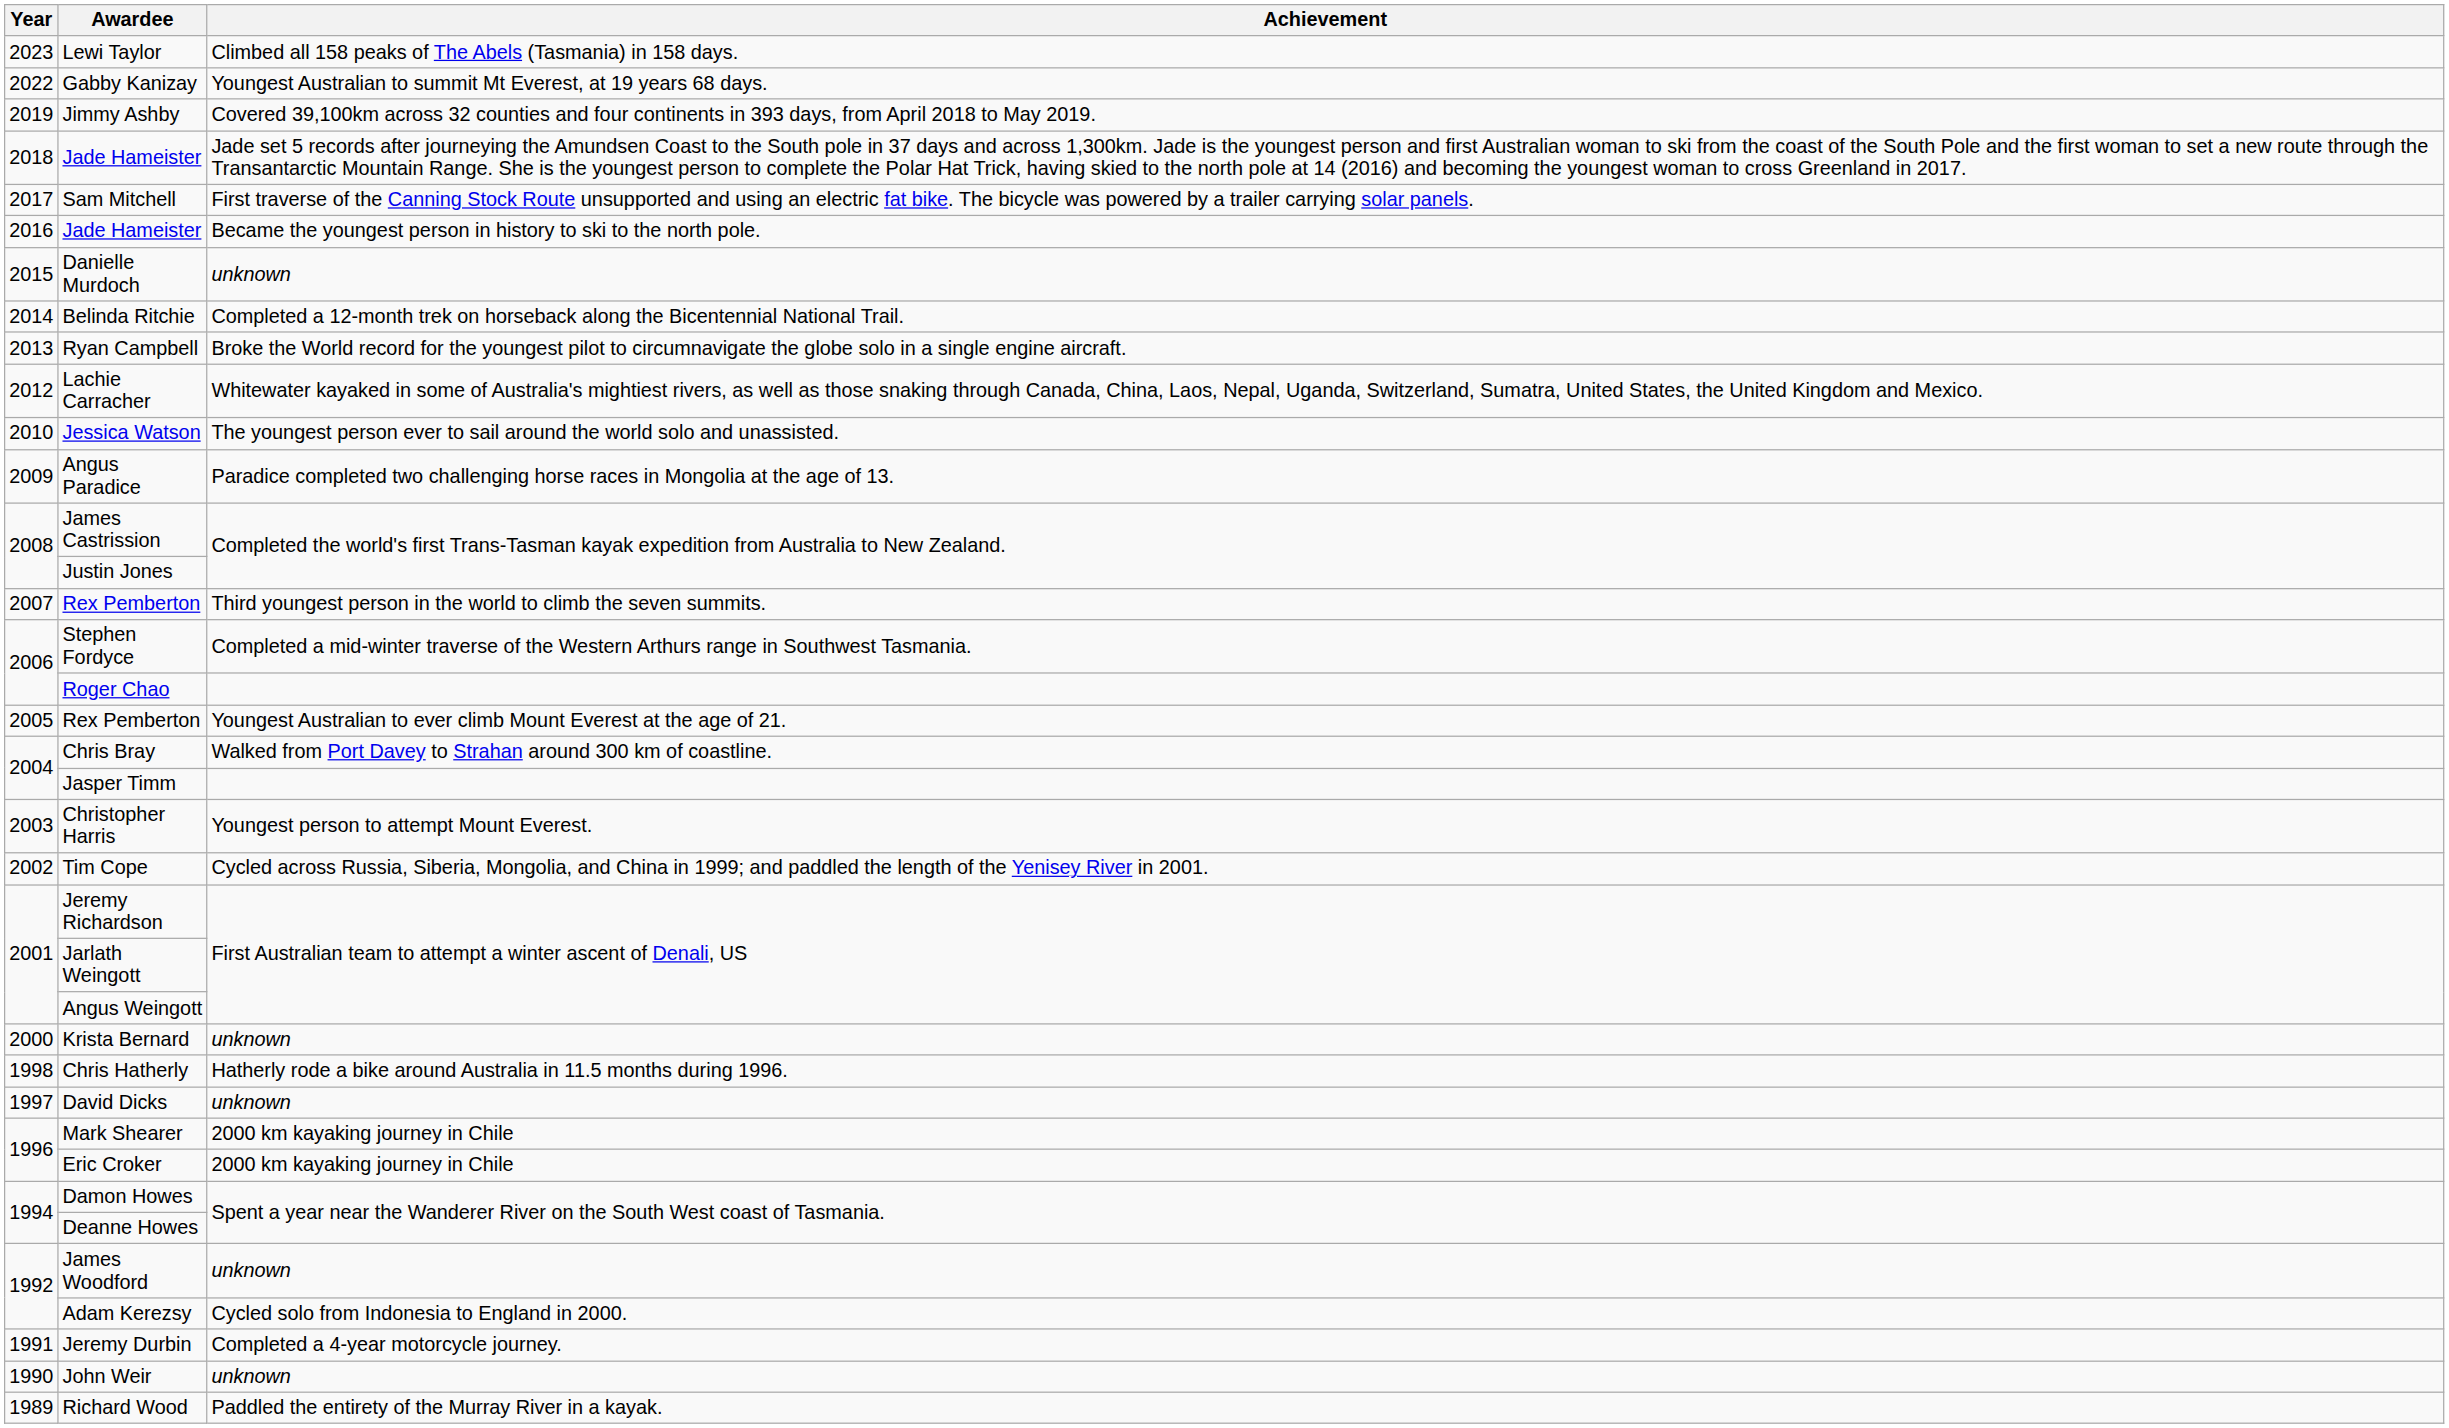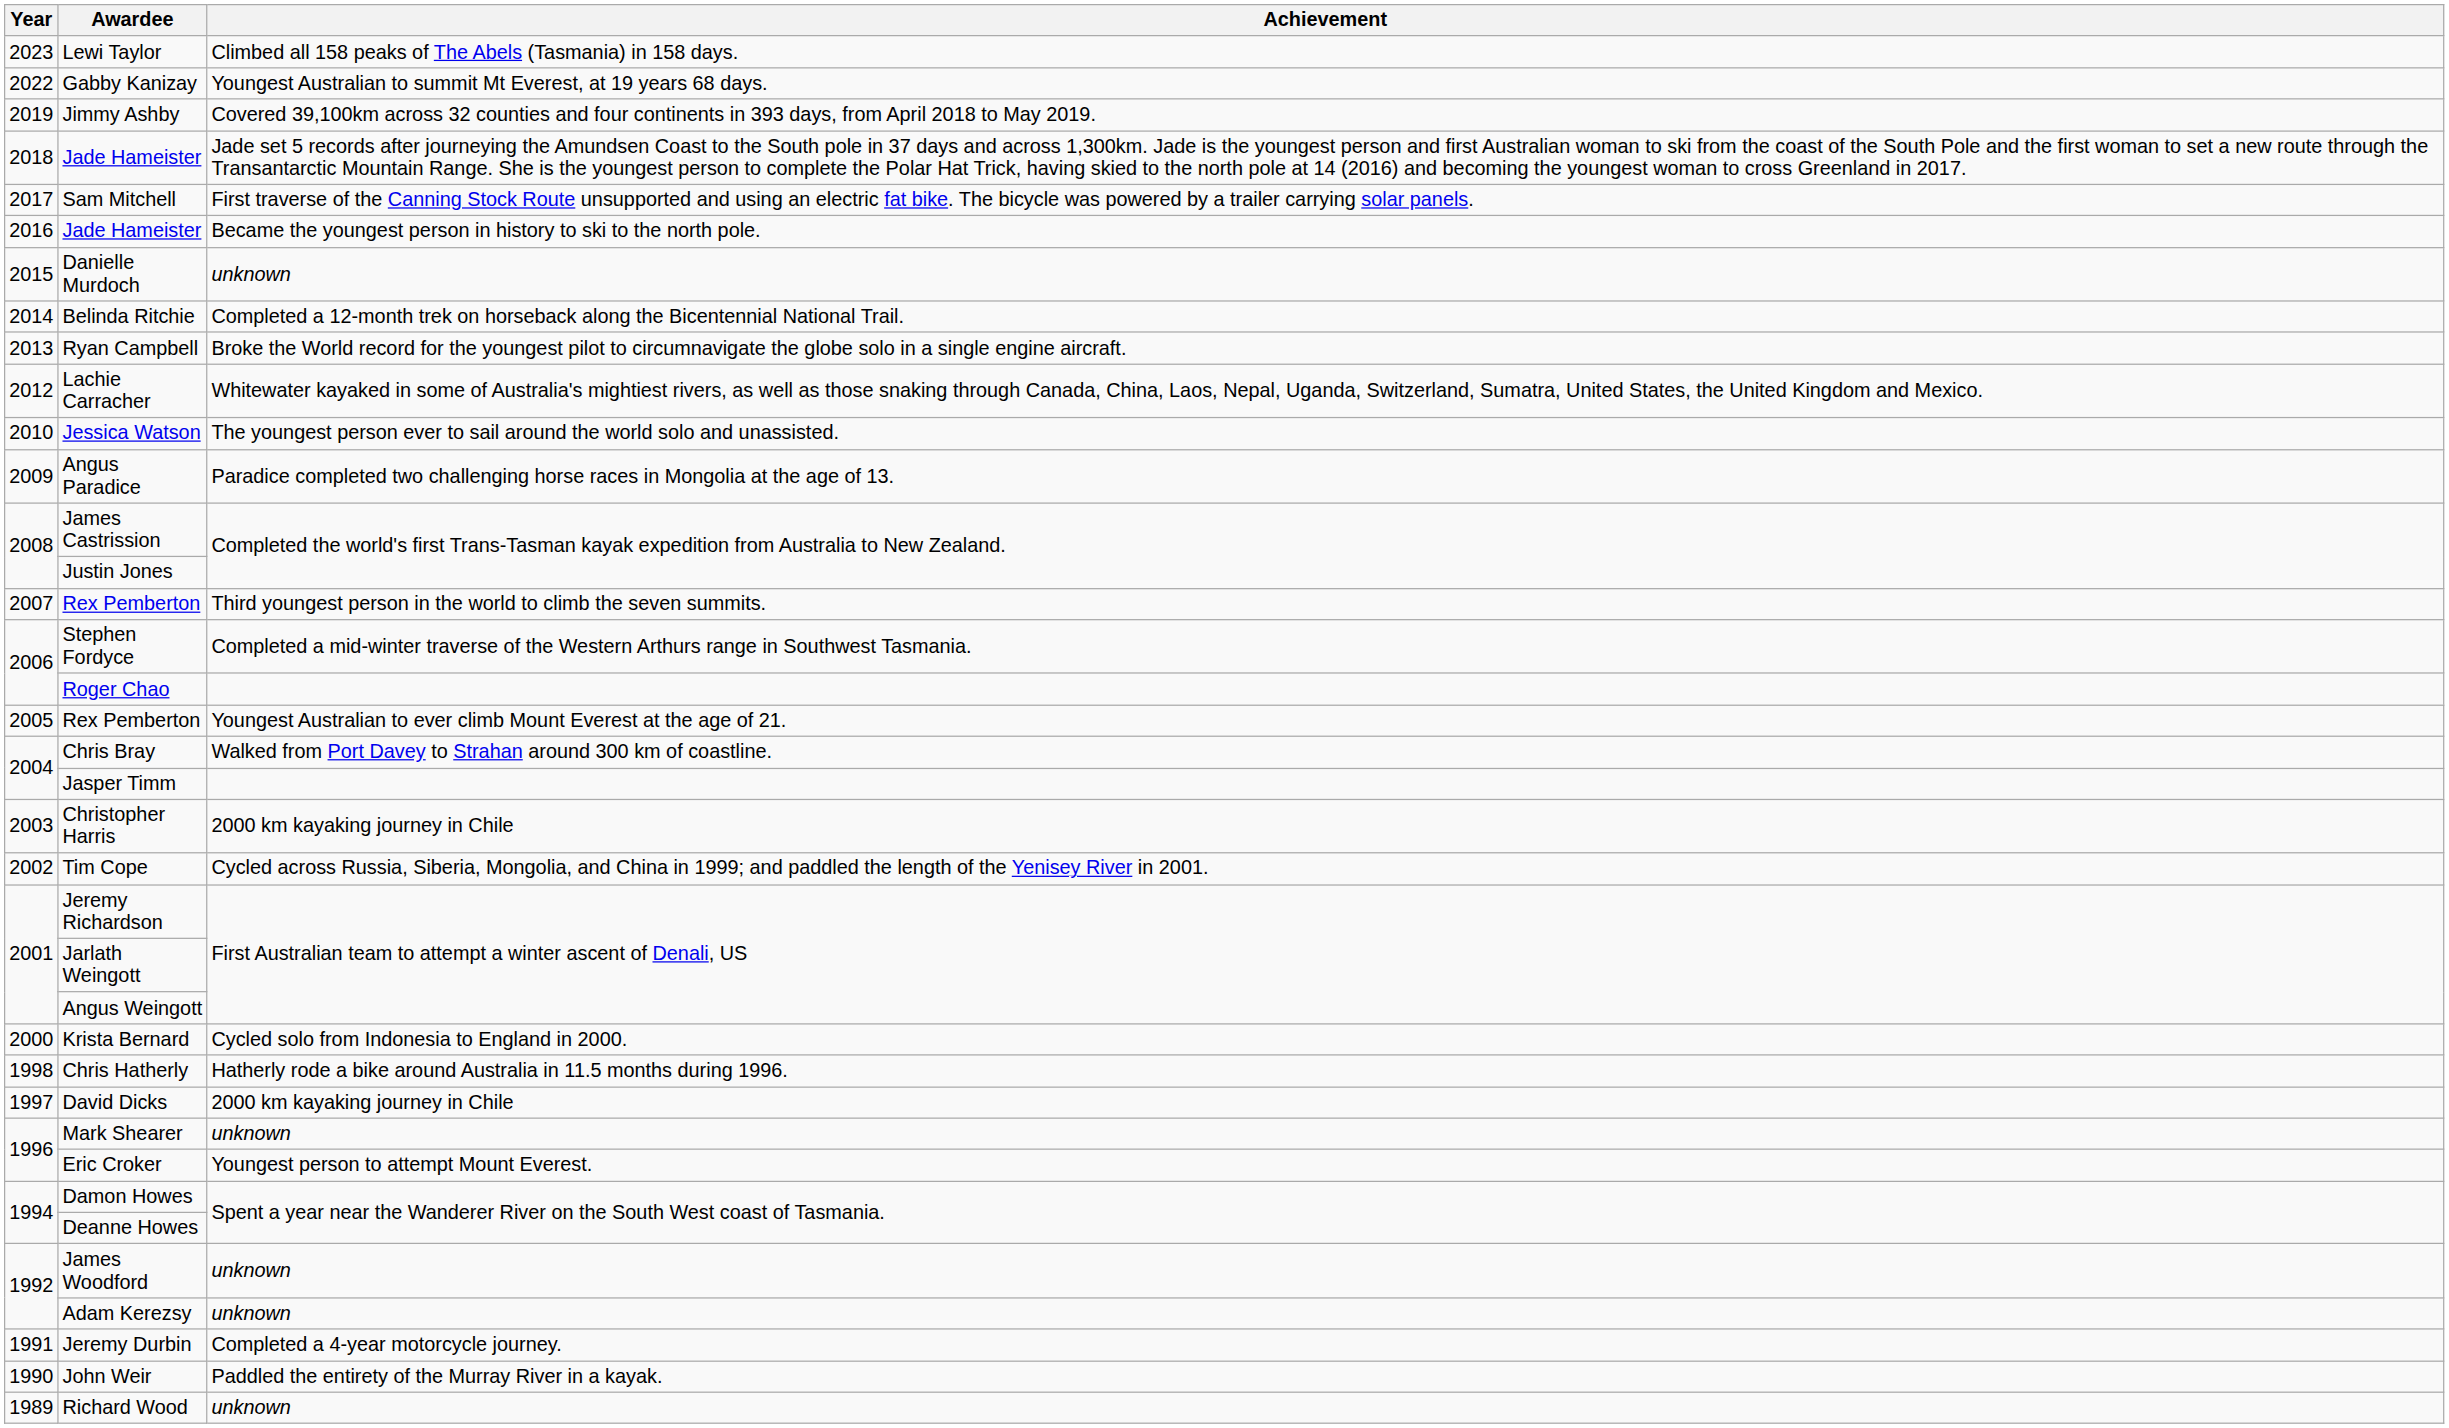(402, 826) Youngest person to attempt Mount Everest. -> (362, 826) 2000 km kayaking journey in Chile
(251, 1039) unknown -> (419, 1039) Cycled solo from Indonesia to England in 2000.
(251, 1102) unknown -> (362, 1102) 2000 km kayaking journey in Chile
(362, 1133) 2000 km kayaking journey in Chile -> (251, 1133) unknown
(362, 1165) 2000 km kayaking journey in Chile -> (402, 1165) Youngest person to attempt Mount Everest.
(419, 1313) Cycled solo from Indonesia to England in 2000. -> (251, 1313) unknown
(251, 1376) unknown -> (437, 1376) Paddled the entirety of the Murray River in a kayak.
(437, 1407) Paddled the entirety of the Murray River in a kayak. -> (251, 1407) unknown
